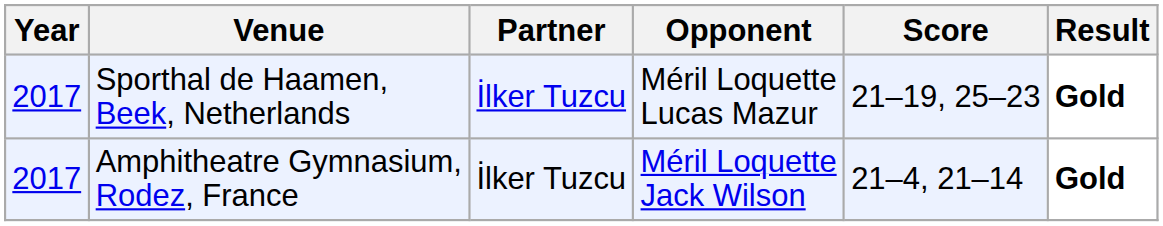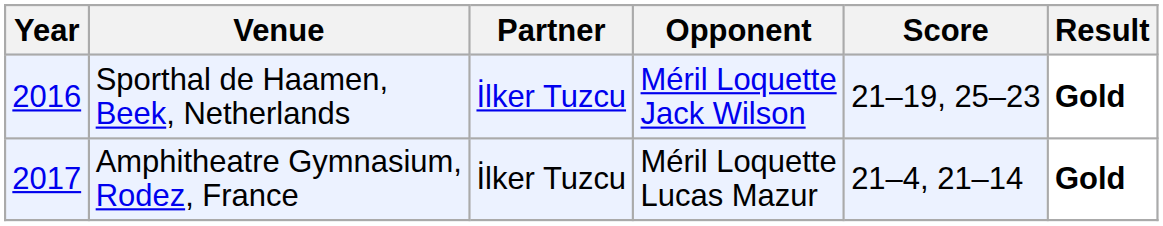(47, 96) 2017 -> (47, 96) 2016
(739, 96) Méril Loquette Lucas Mazur -> (739, 96) Méril Loquette Jack Wilson
(739, 179) Méril Loquette Jack Wilson -> (739, 179) Méril Loquette Lucas Mazur
